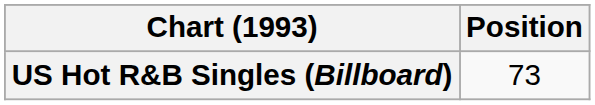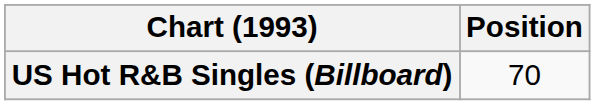(525, 74) 73 -> (525, 74) 70
